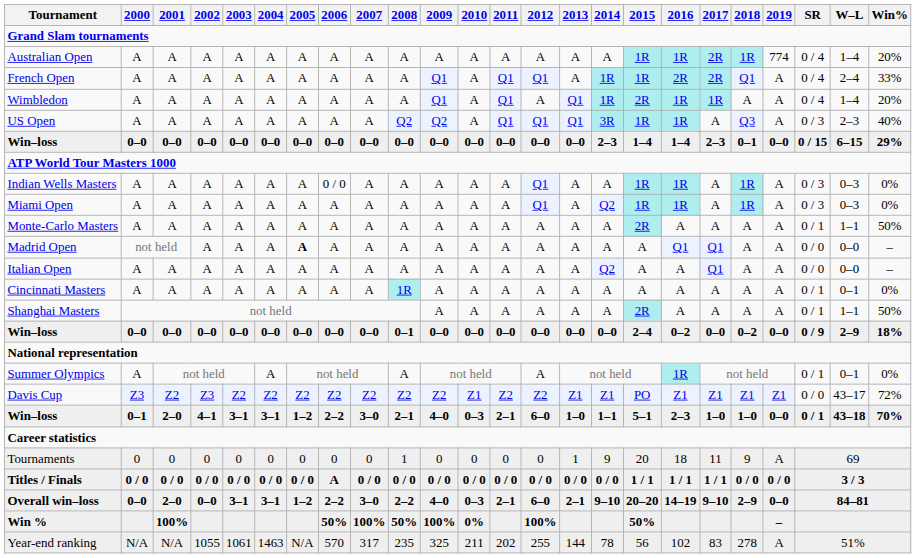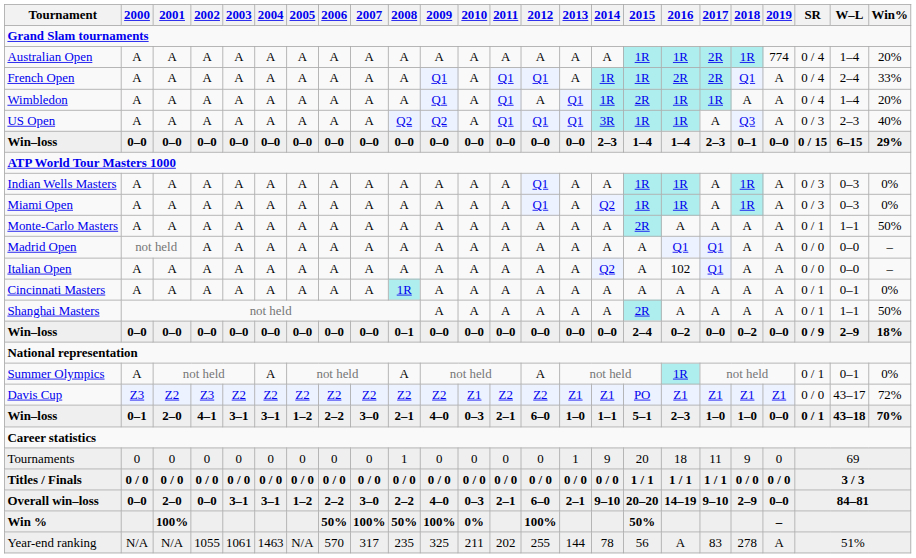(334, 184) 0 / 0 -> (334, 184) A
(302, 247) bold -> (302, 247) normal
(680, 268) A -> (680, 268) 102
(779, 458) A -> (779, 458) 0
(334, 479) A -> (334, 479) 0 / 0
(680, 543) 102 -> (680, 543) A
